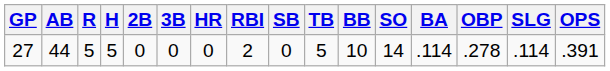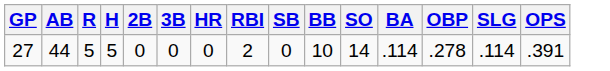- column: (321, 19)
